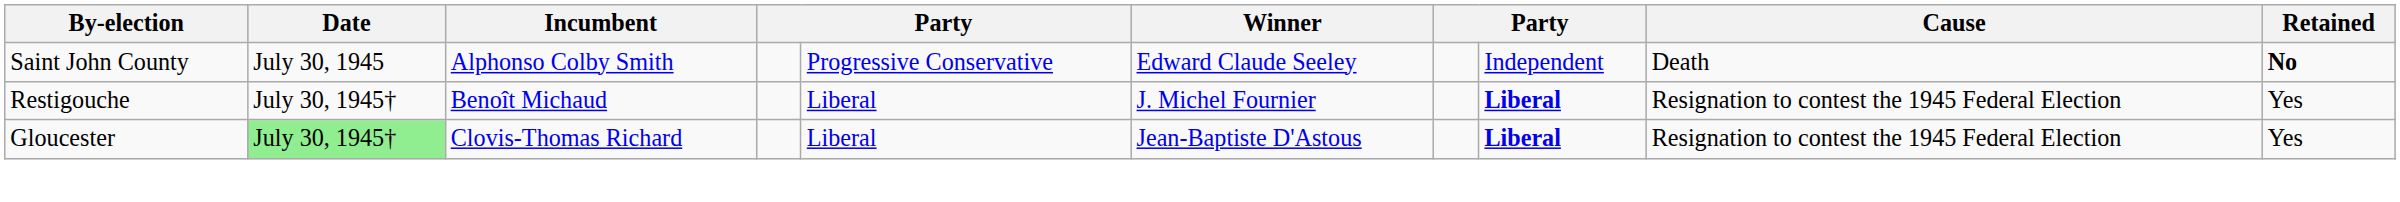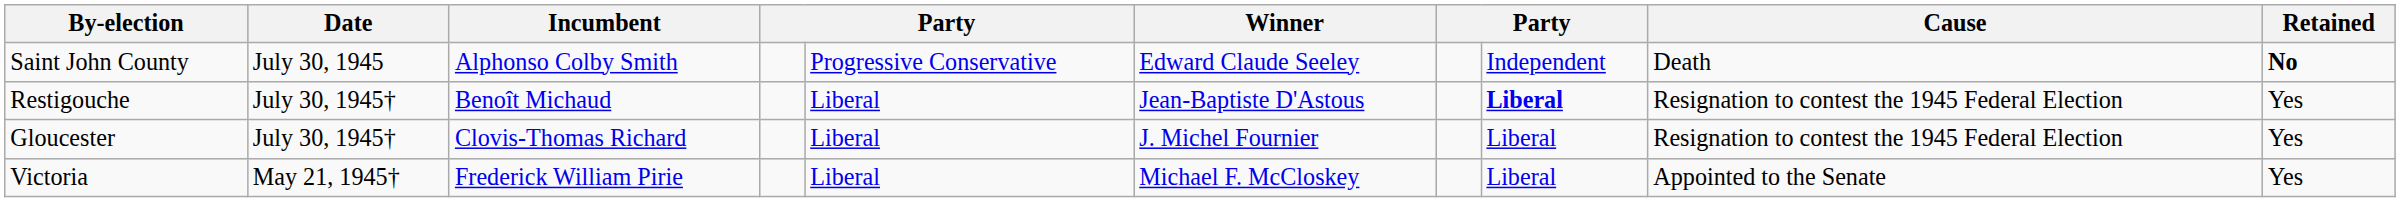(1226, 100) J. Michel Fournier -> (1252, 100) Jean-Baptiste D'Astous
(325, 138) lightgreen background -> (324, 138) no background
(1249, 138) Jean-Baptiste D'Astous -> (1229, 138) J. Michel Fournier
(1523, 138) bold -> (1521, 138) normal
+ row: (49, 176)
